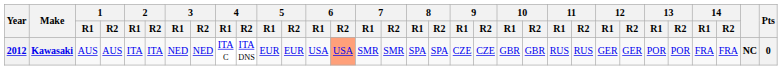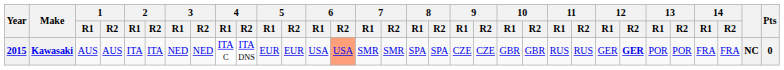(17, 51) 2012 -> (17, 51) 2015
(632, 51) normal -> (633, 51) bold
